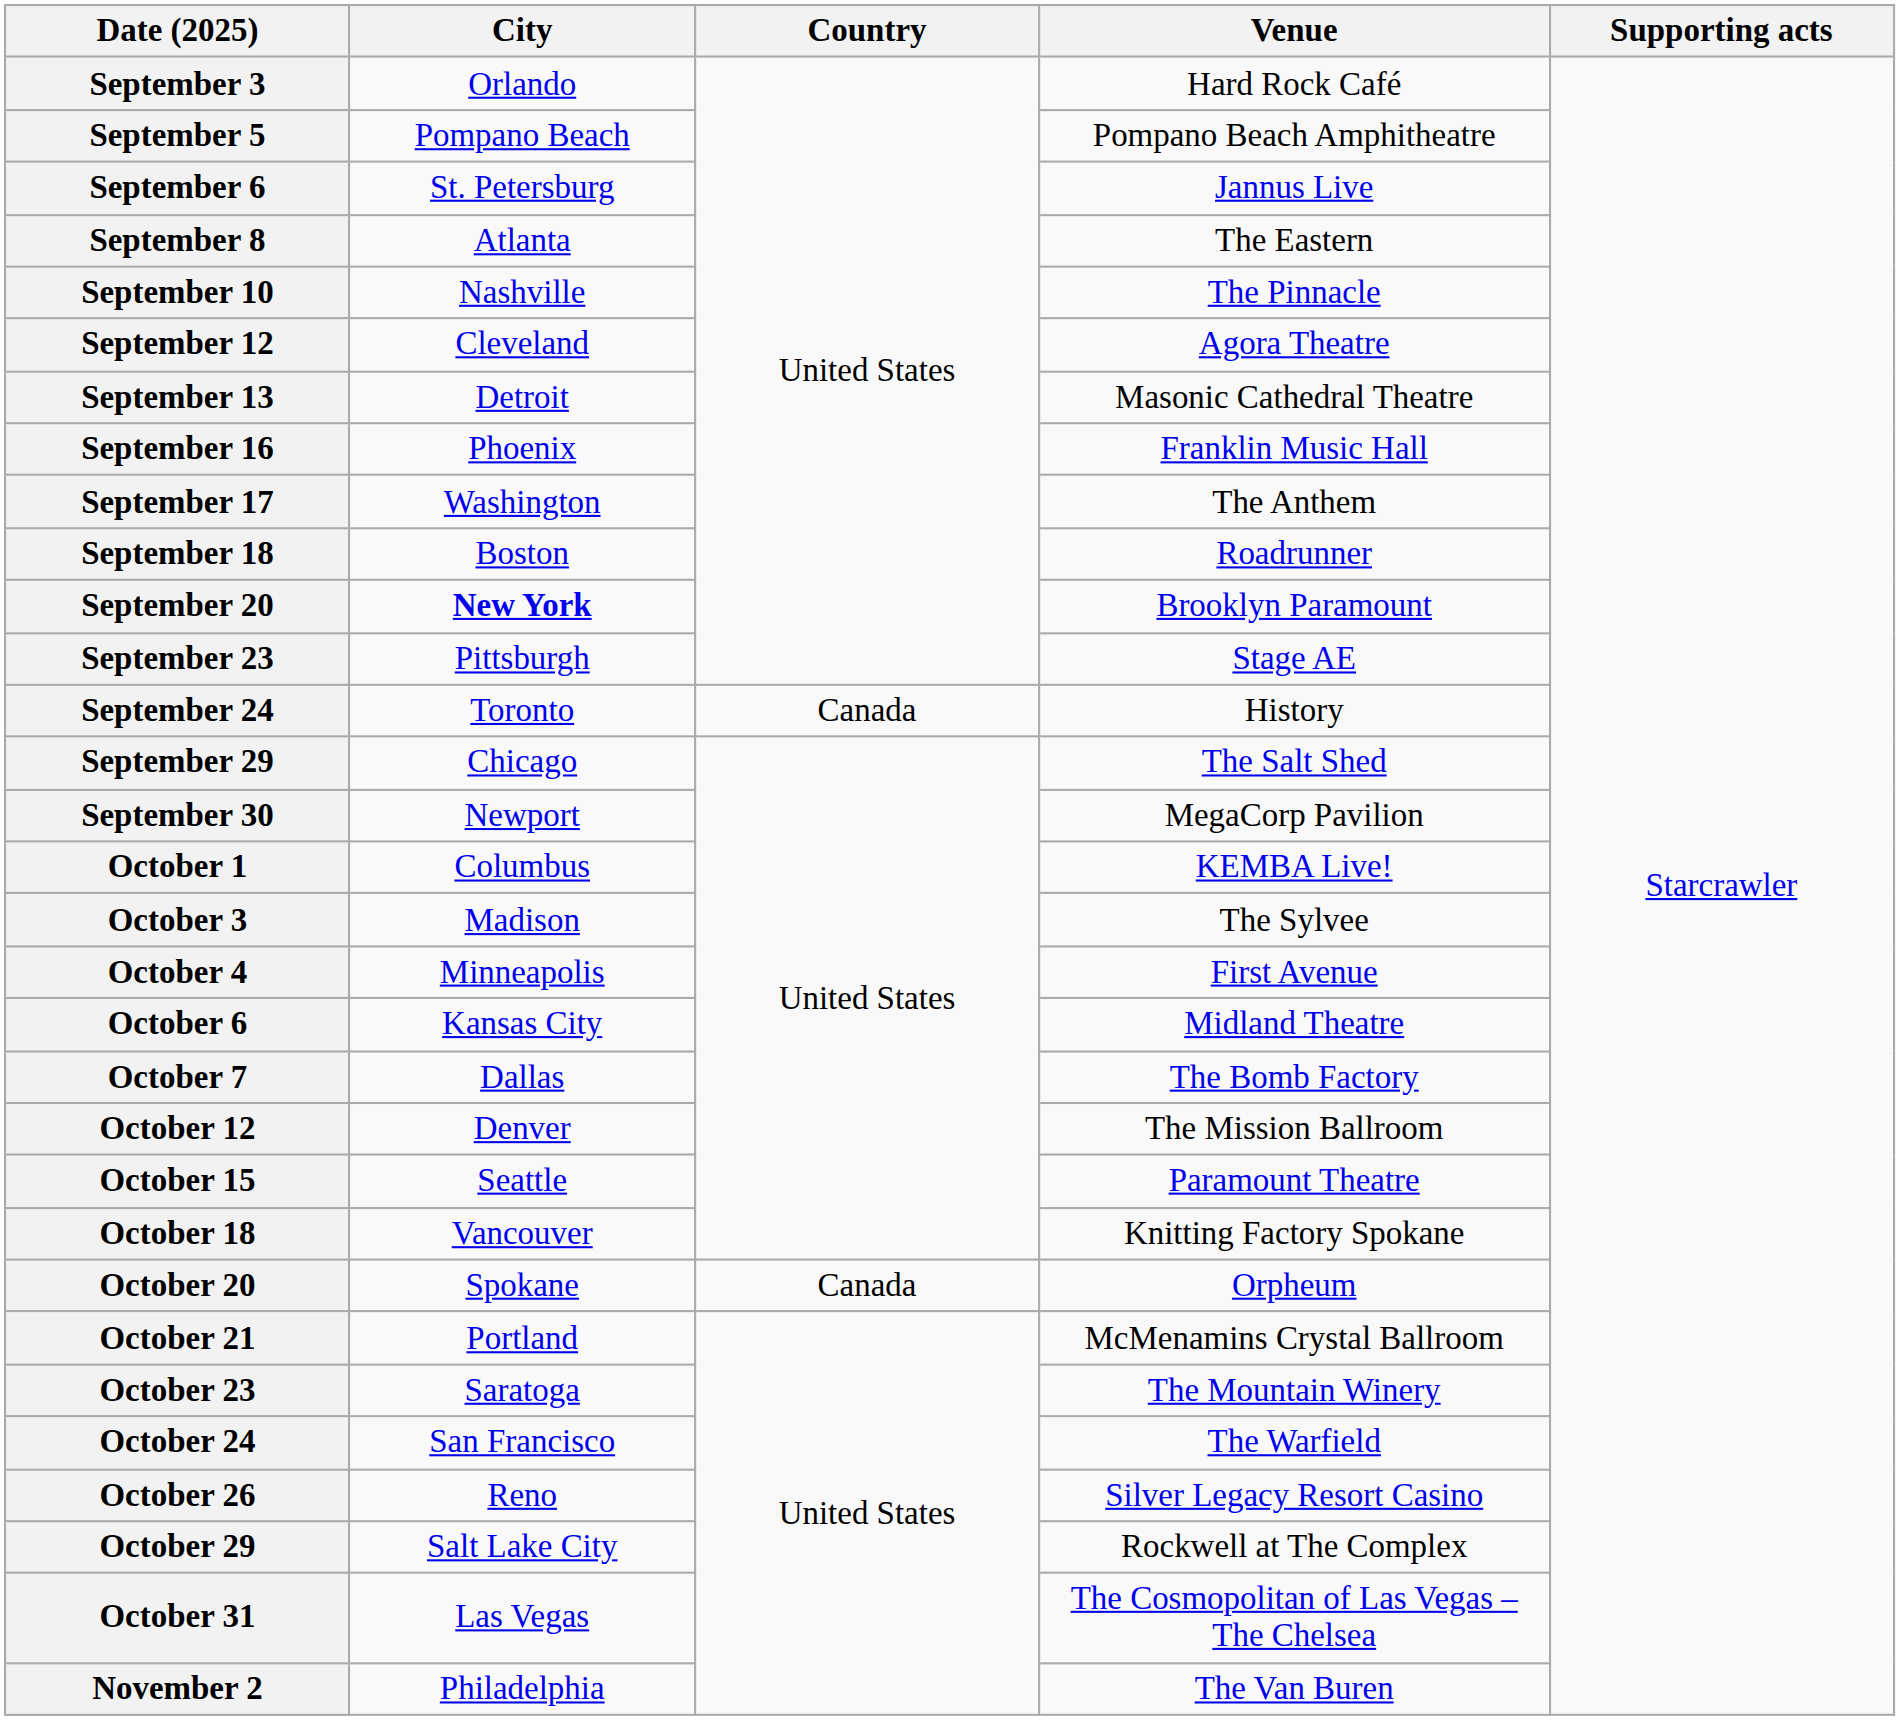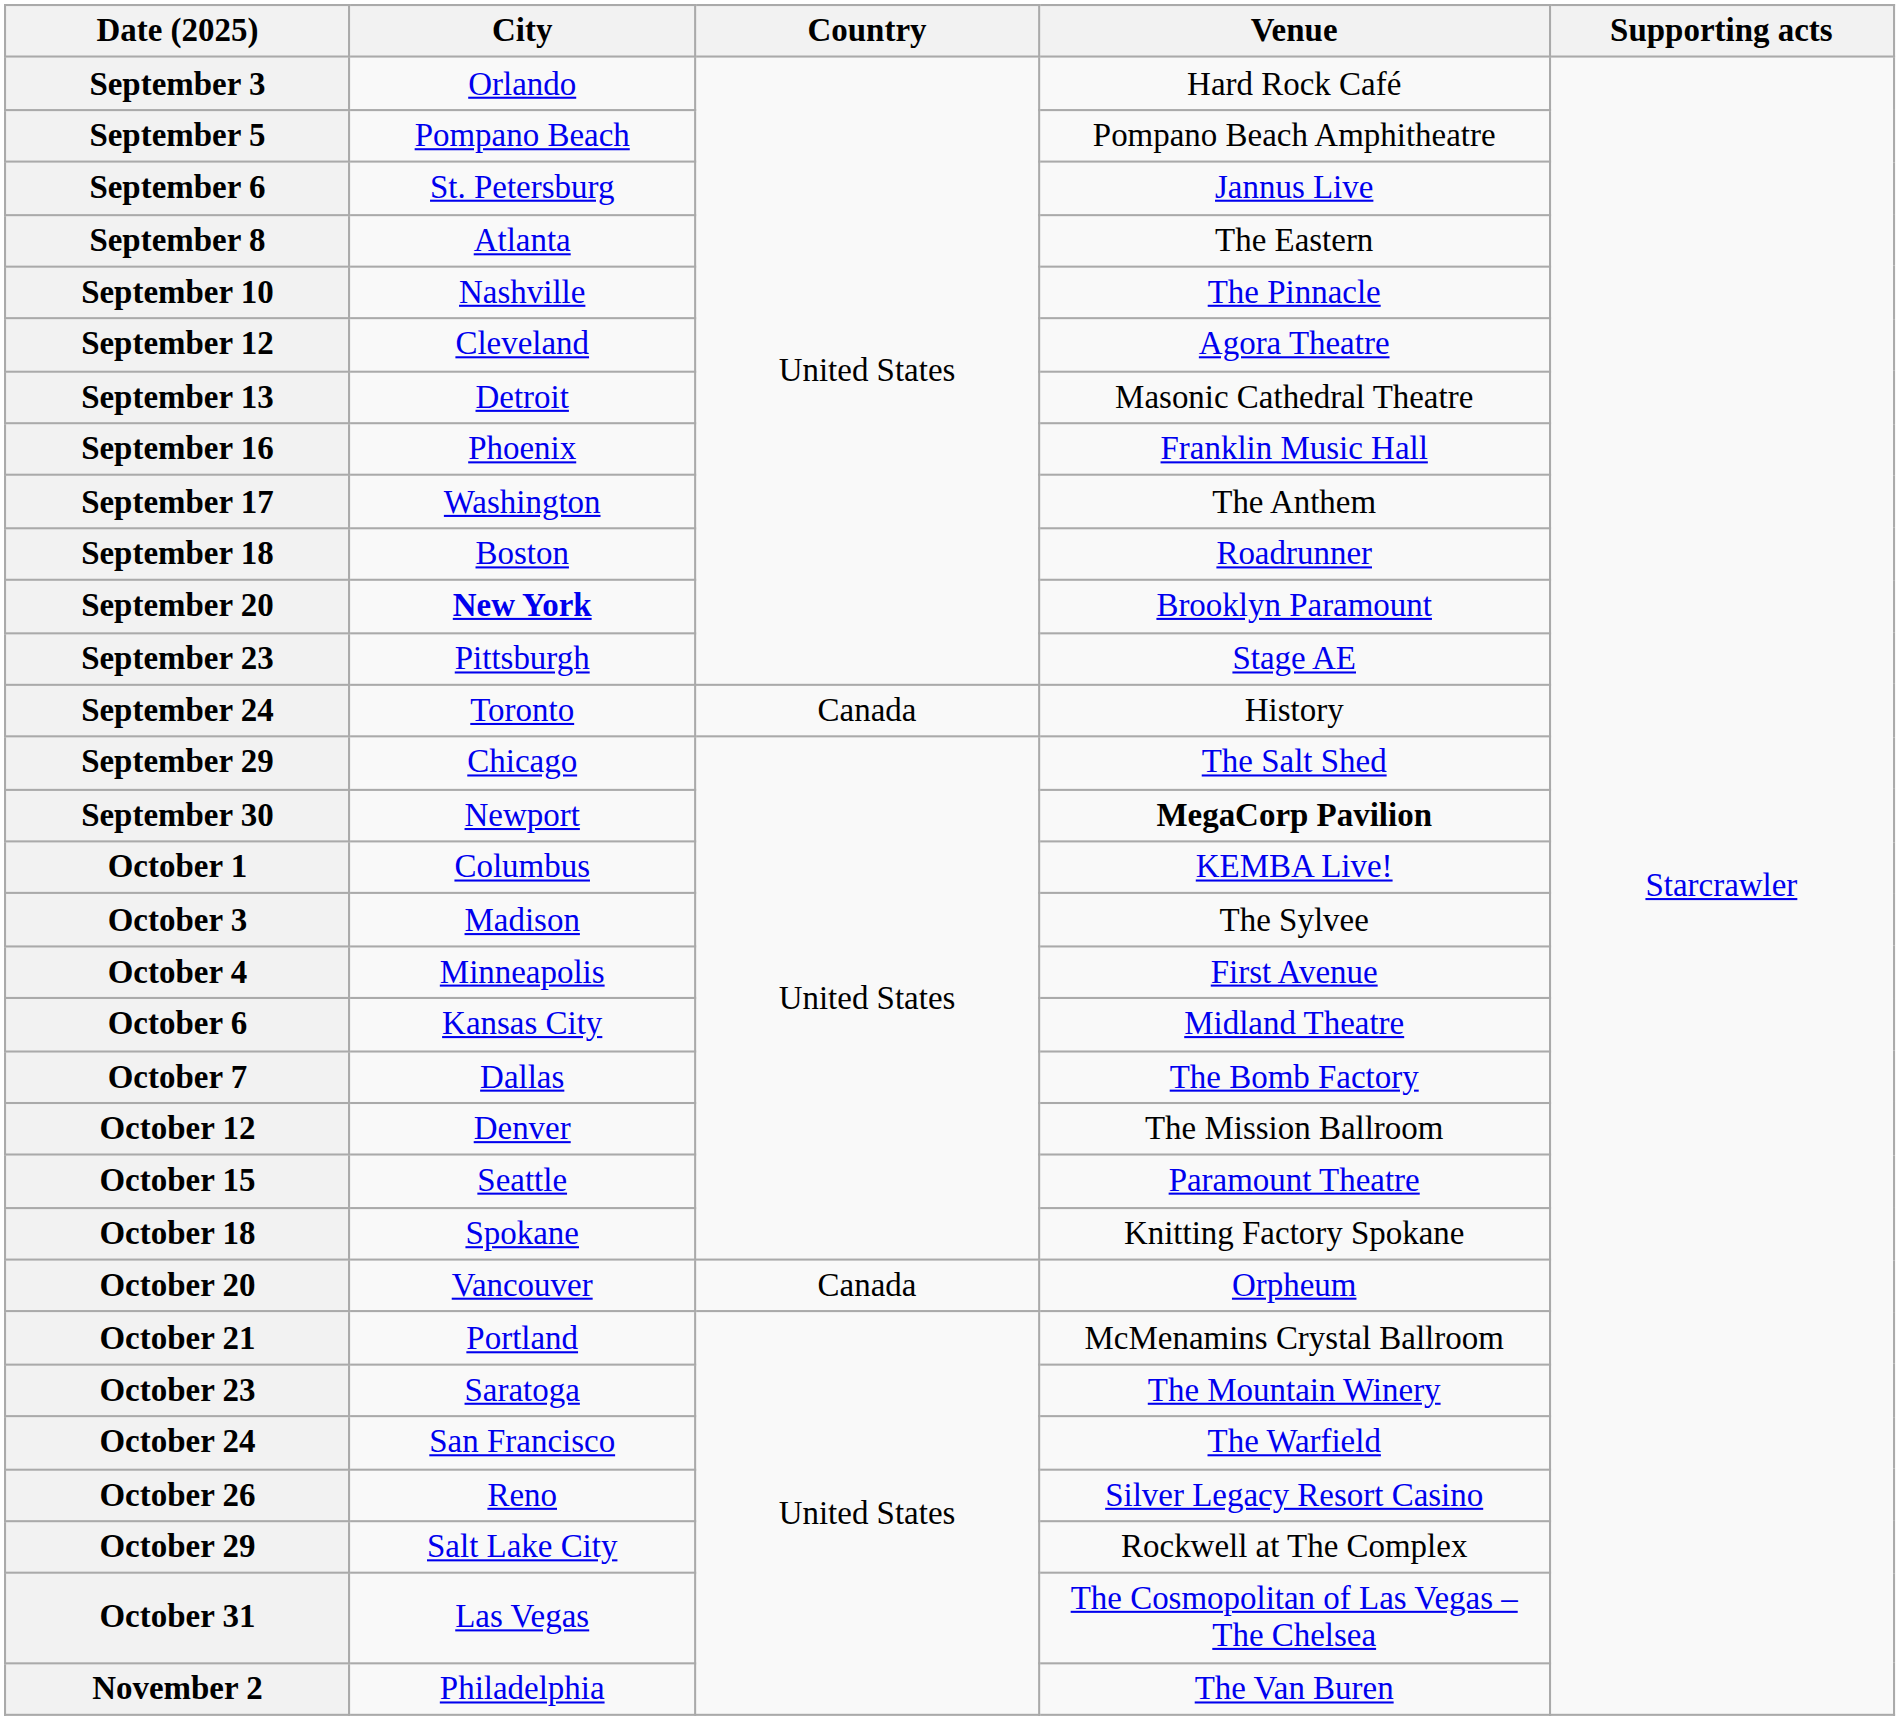(1294, 814) normal -> (1294, 814) bold
(522, 1232) Vancouver -> (522, 1232) Spokane
(522, 1285) Spokane -> (522, 1285) Vancouver
